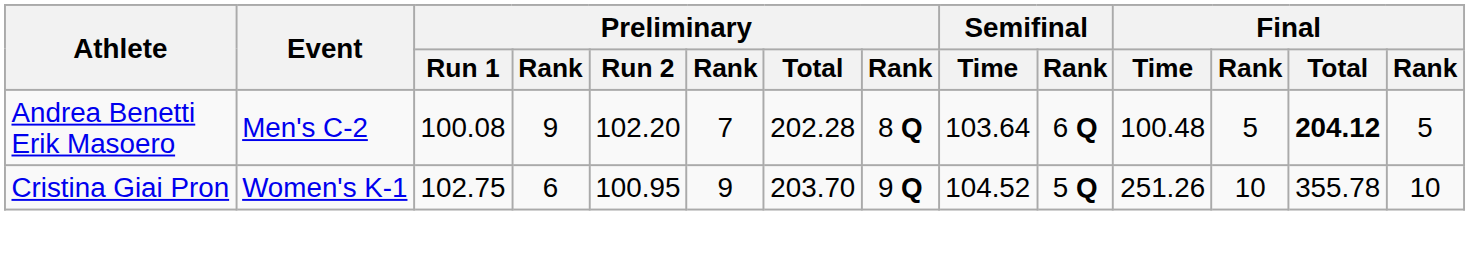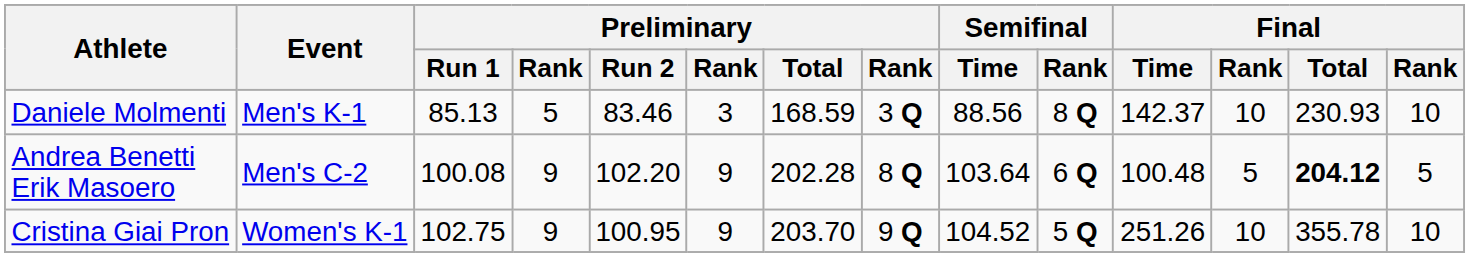+ row: (119, 113)
(725, 128) 7 -> (725, 172) 9
(550, 187) 6 -> (550, 231) 9
